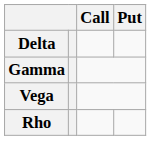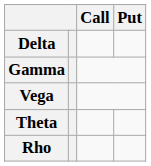+ row: (37, 122)
